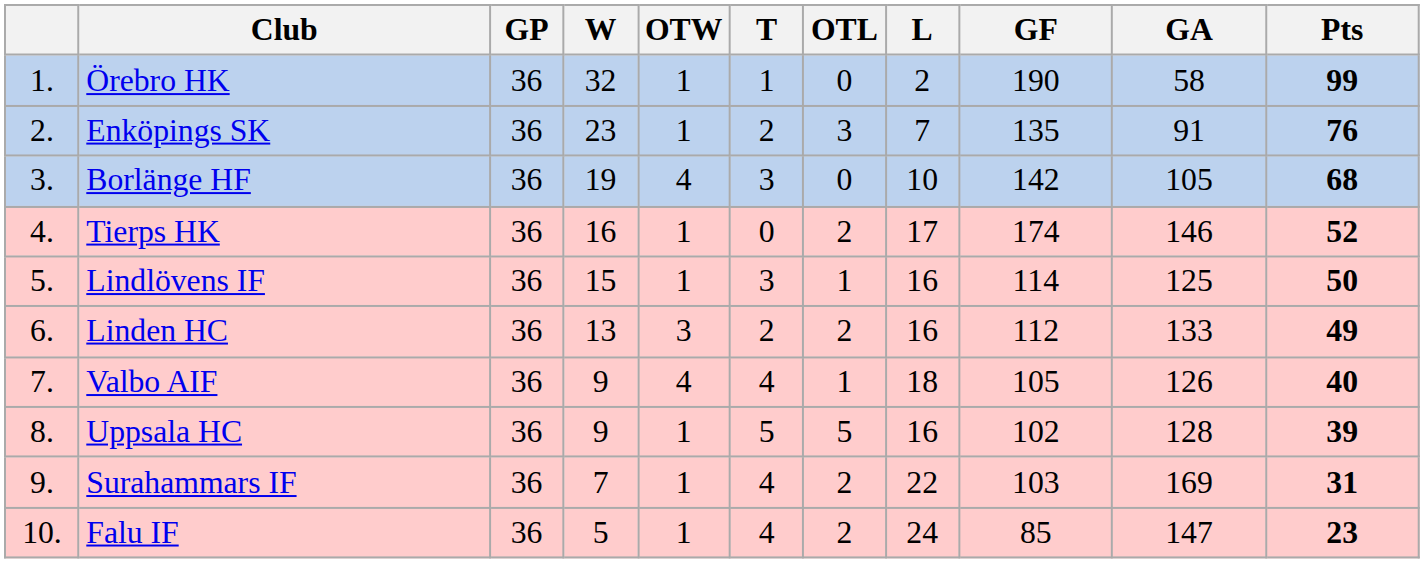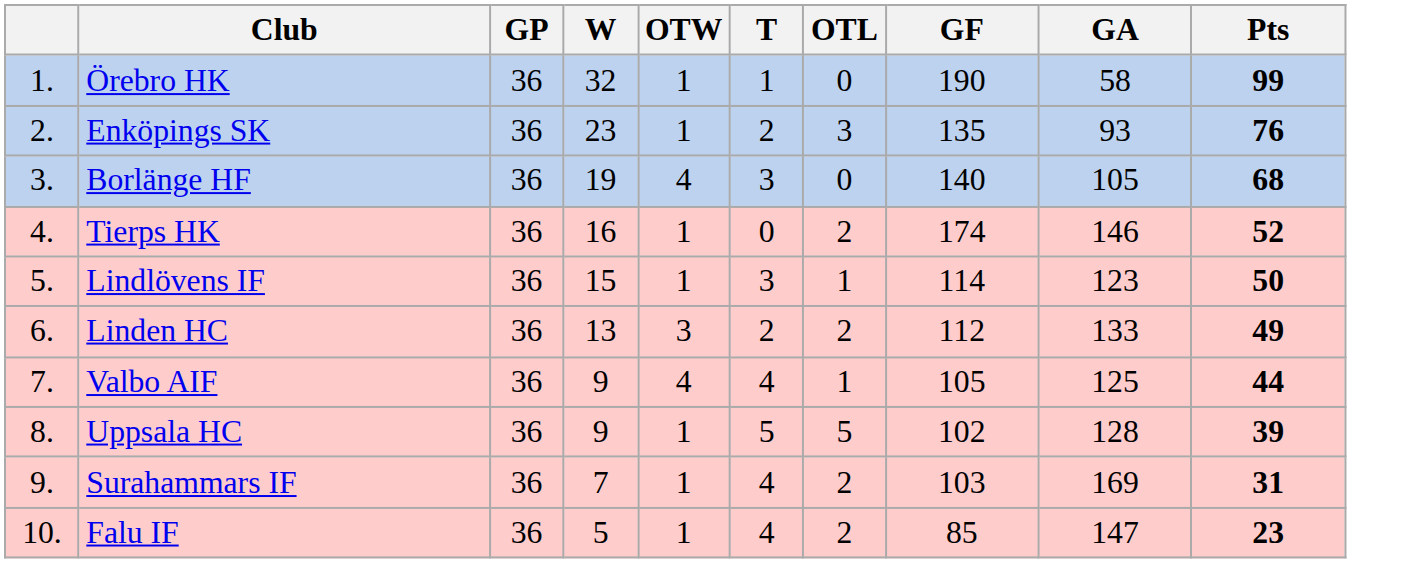- column: (922, 29)
(1189, 130) 91 -> (1115, 130) 93
(1036, 180) 142 -> (962, 180) 140
(1189, 280) 125 -> (1115, 280) 123
(1189, 381) 126 -> (1115, 381) 125
(1342, 381) 40 -> (1268, 381) 44
